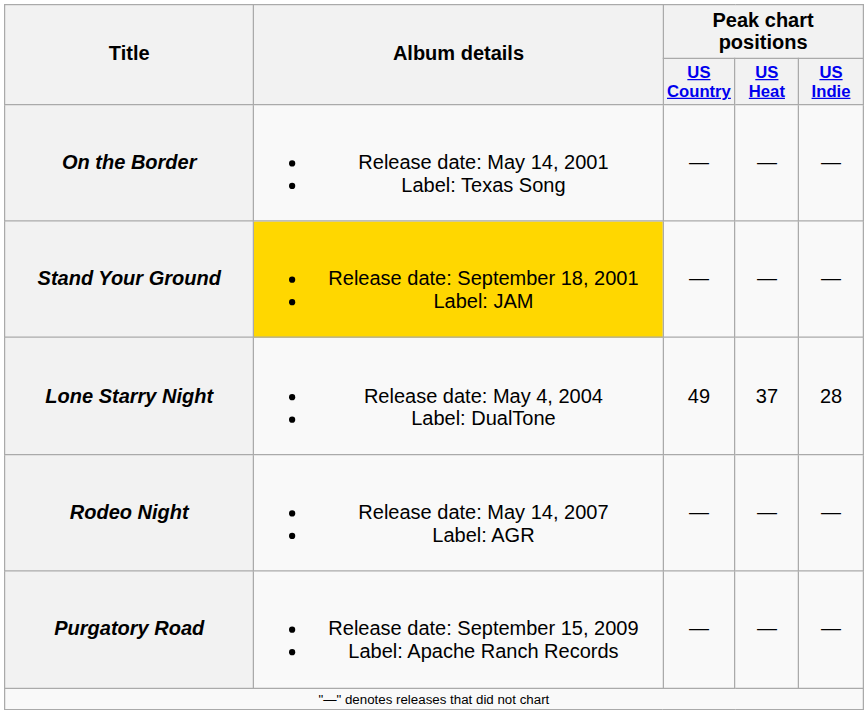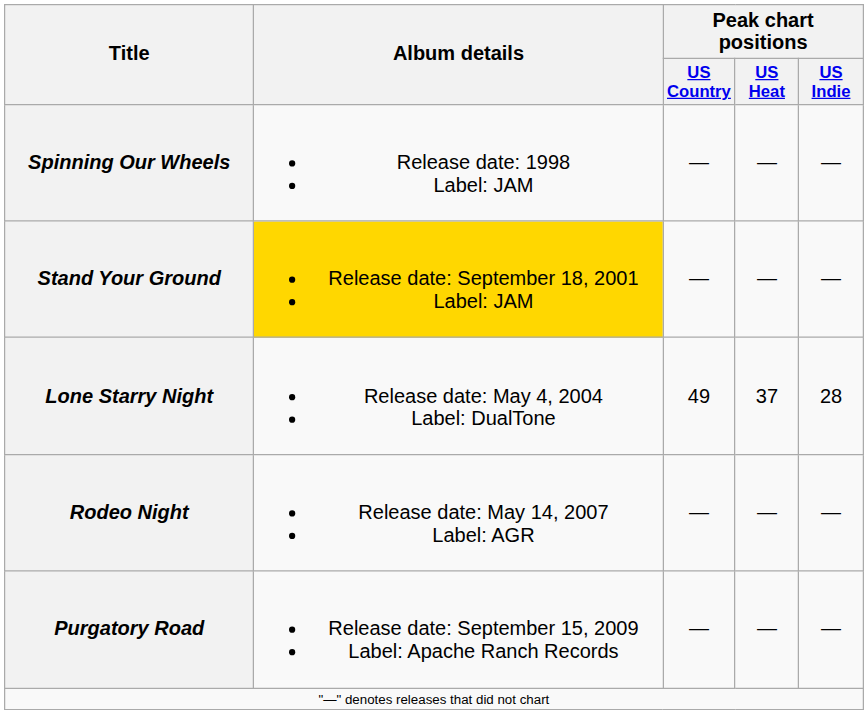+ row: (129, 162)
- row: (129, 162)
